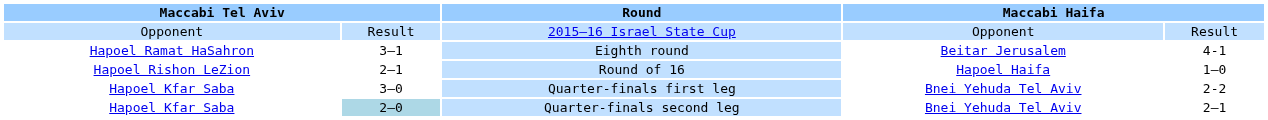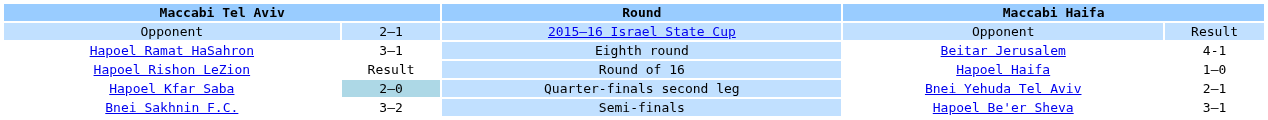(391, 32) Result -> (391, 32) 2–1
(391, 70) 2–1 -> (391, 70) Result
- row: (642, 88)
+ row: (642, 108)
